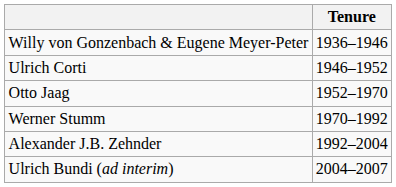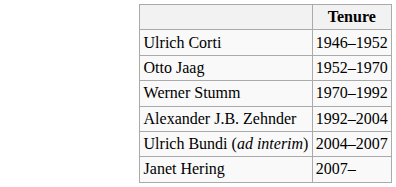- row: (159, 42)
+ row: (184, 169)
